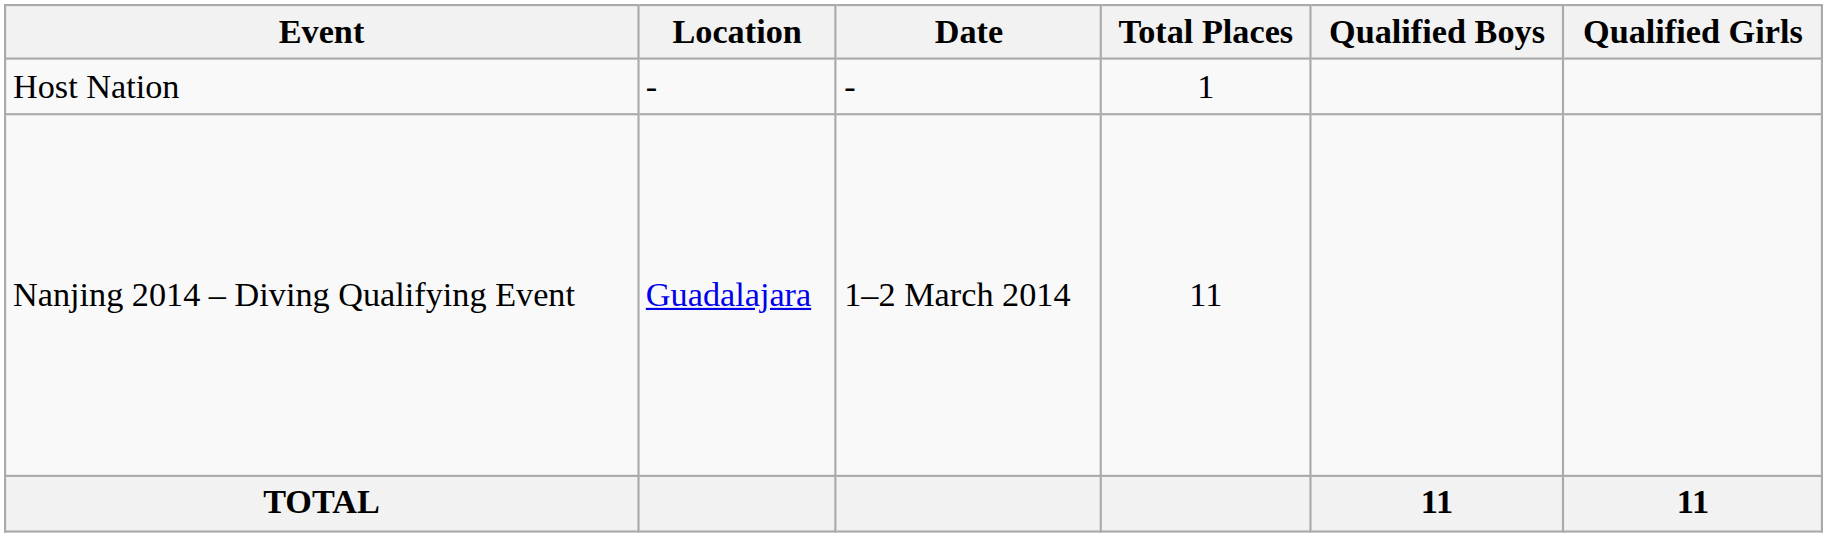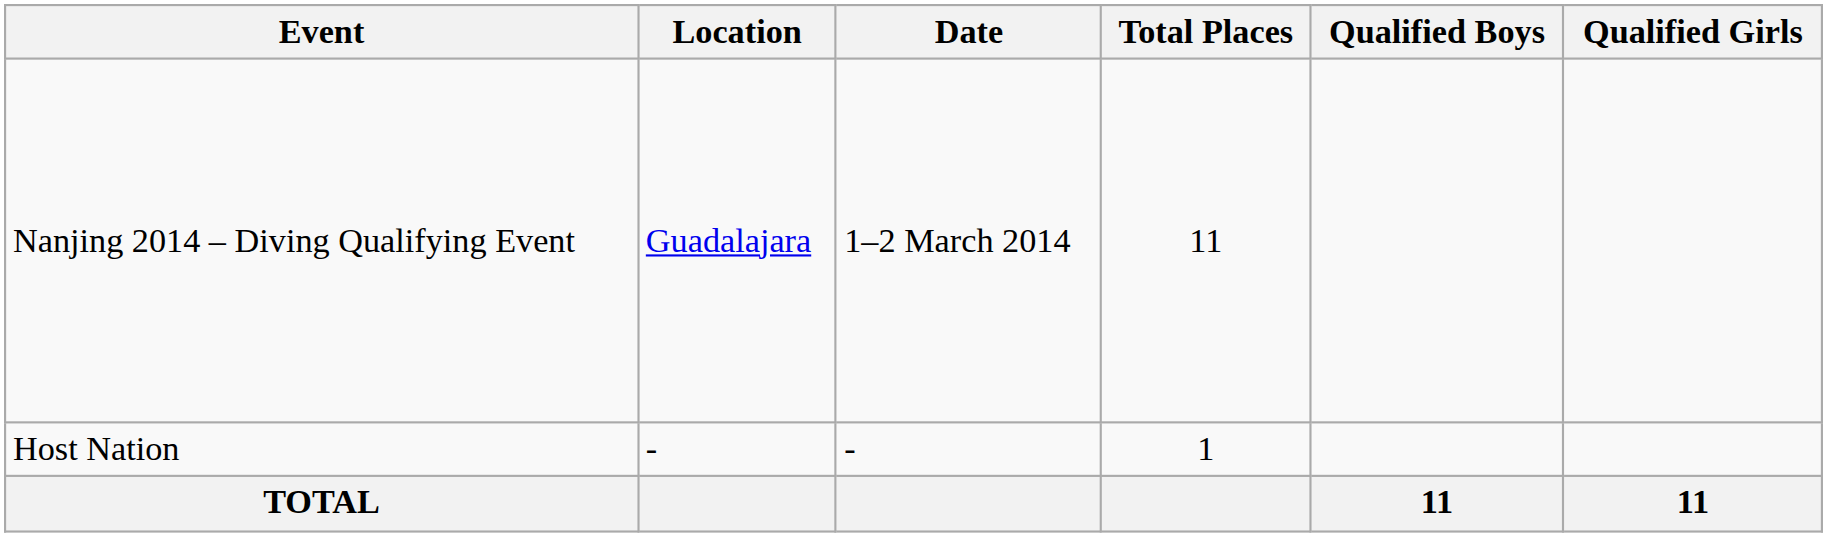rows swapped: (96, 85) <-> (294, 294)
